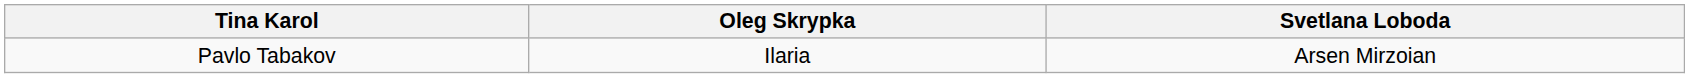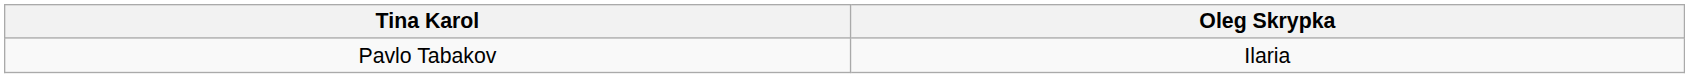- column: (1365, 21)
